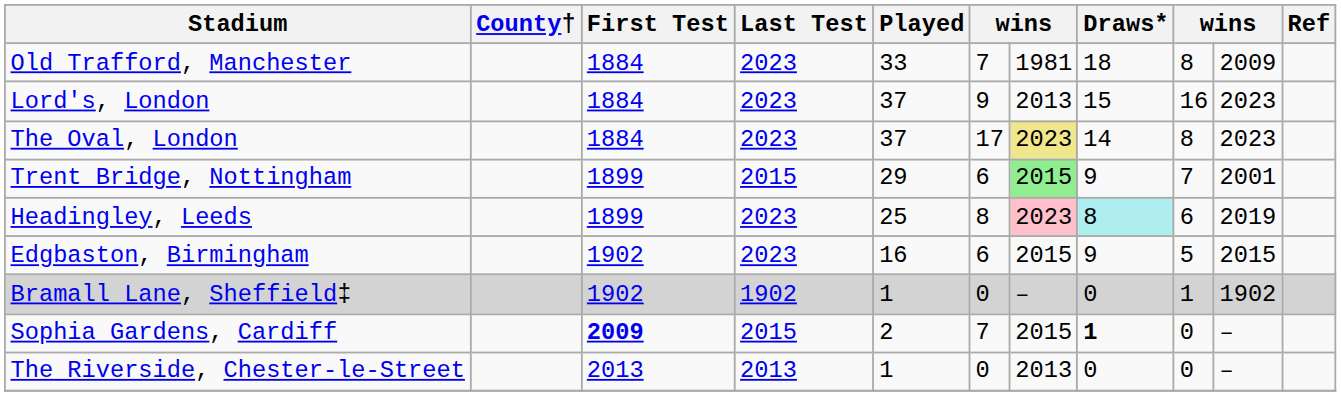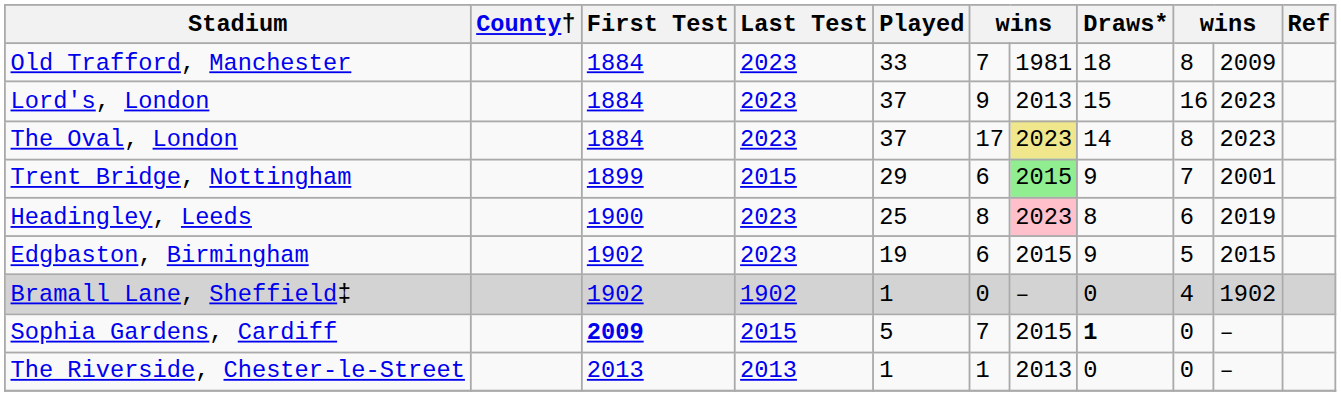(615, 217) 1899 -> (615, 217) 1900
(1090, 217) paleturquoise background -> (1090, 217) no background
(893, 256) 16 -> (893, 256) 19
(1187, 294) 1 -> (1187, 294) 4
(886, 333) 2 -> (886, 333) 5
(983, 371) 0 -> (983, 371) 1
